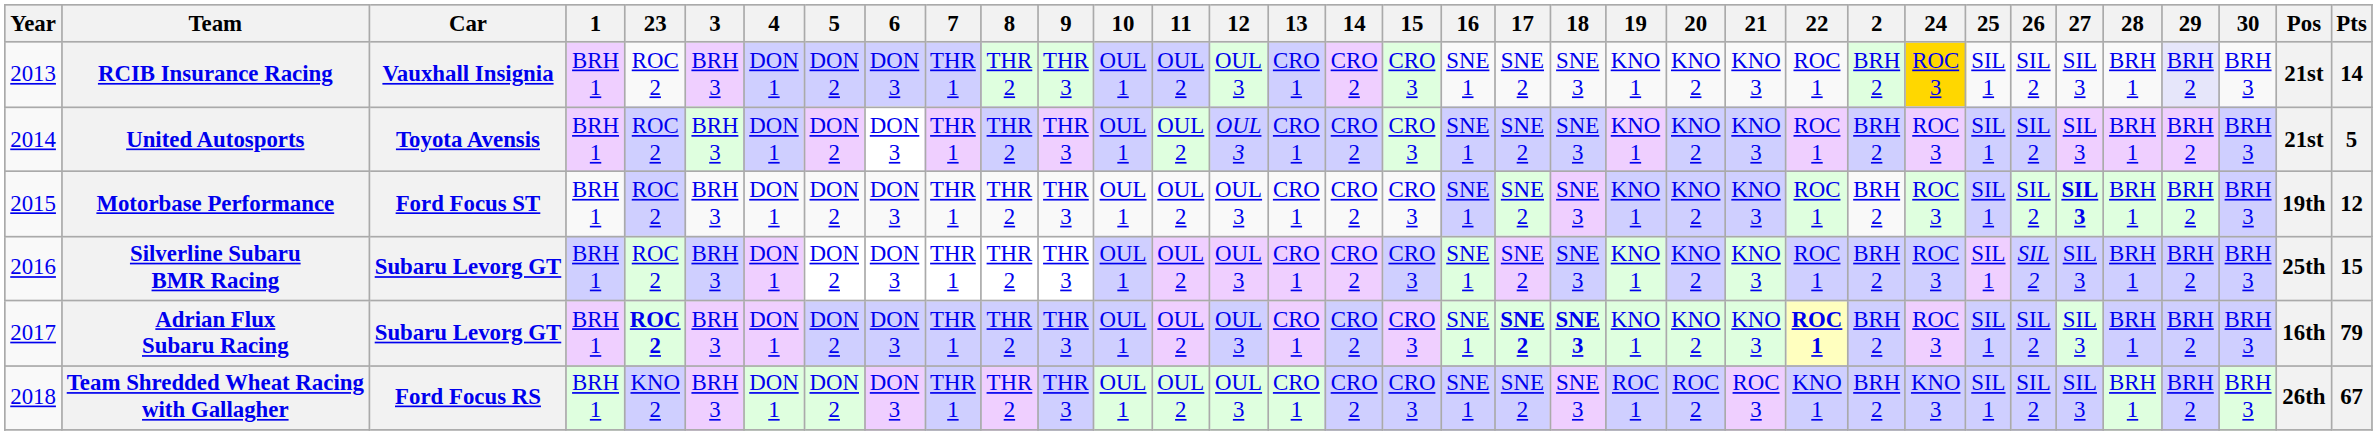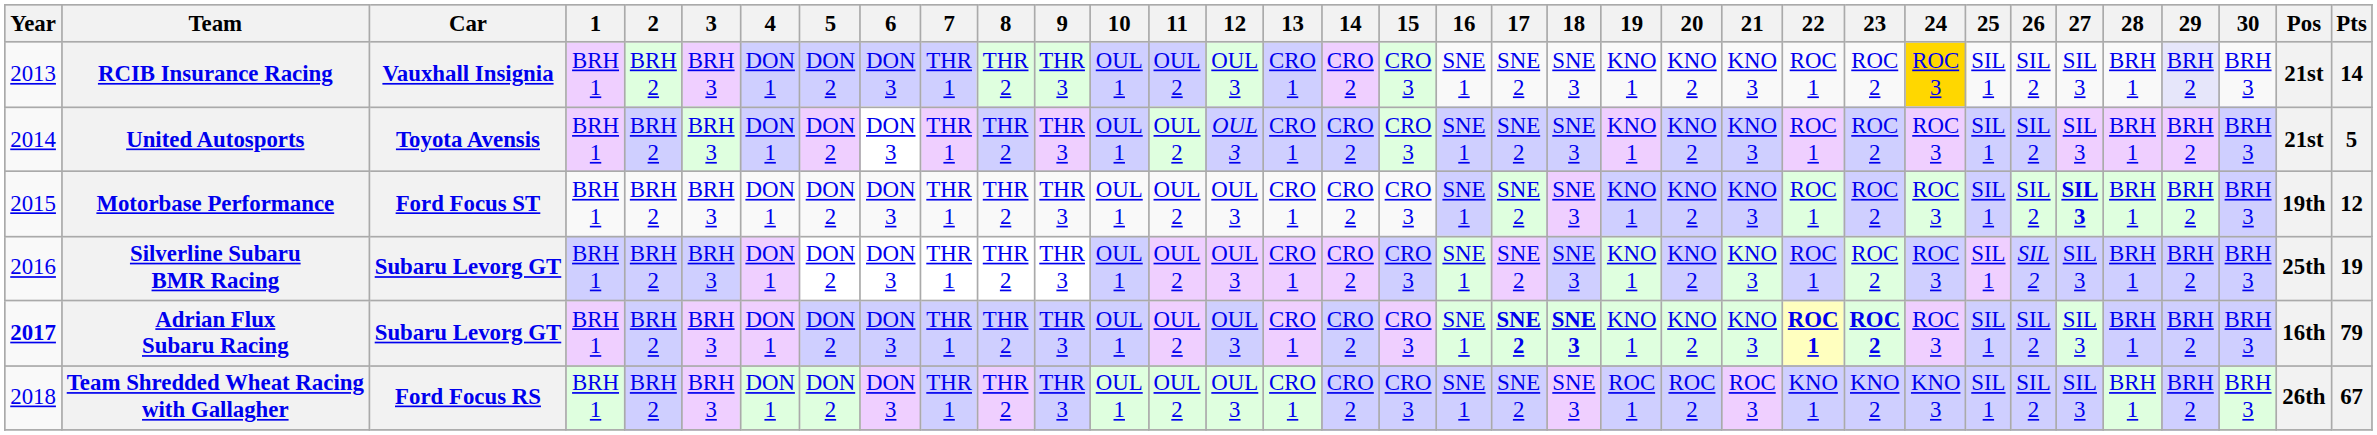columns swapped: (1877, 22) <-> (655, 22)
(2352, 267) 15 -> (2352, 267) 19
(33, 332) normal -> (33, 332) bold
